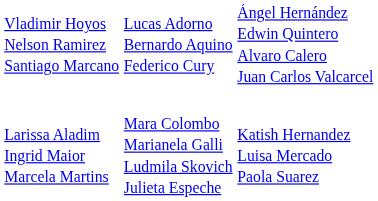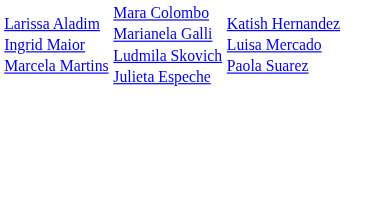- row: (62, 45)
